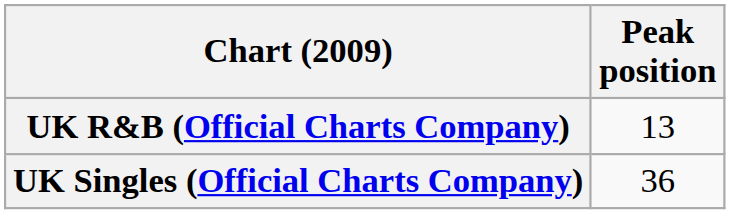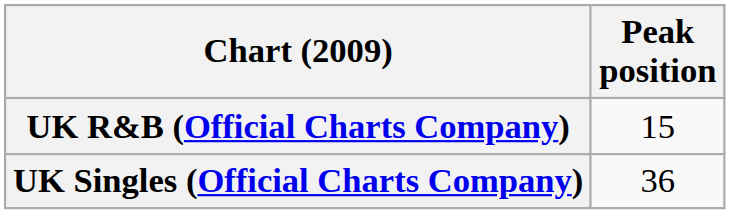(658, 125) 13 -> (658, 125) 15
